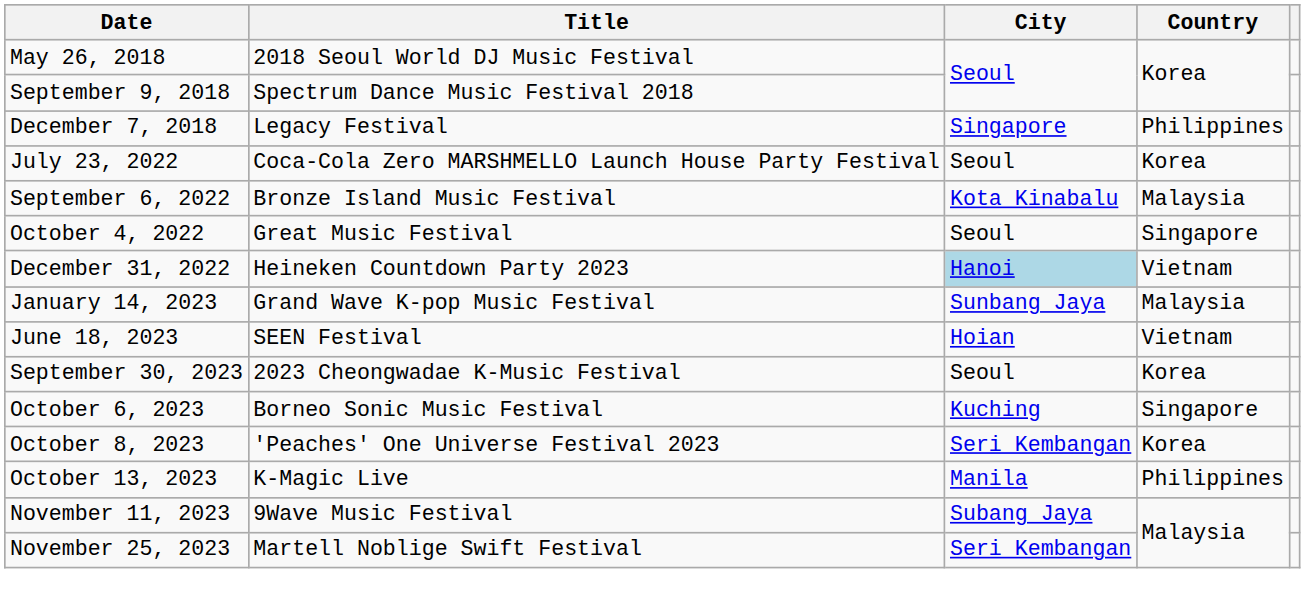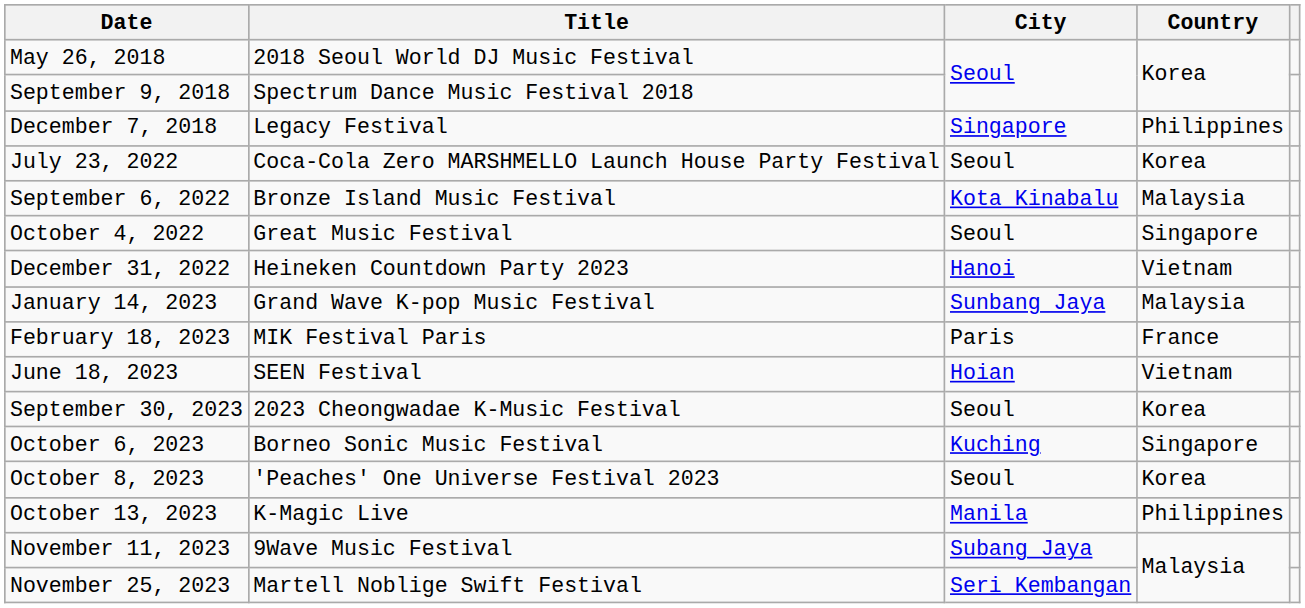(982, 269) lightblue background -> (982, 269) no background
+ row: (120, 339)
(1041, 444) Seri Kembangan -> (982, 480) Seoul
